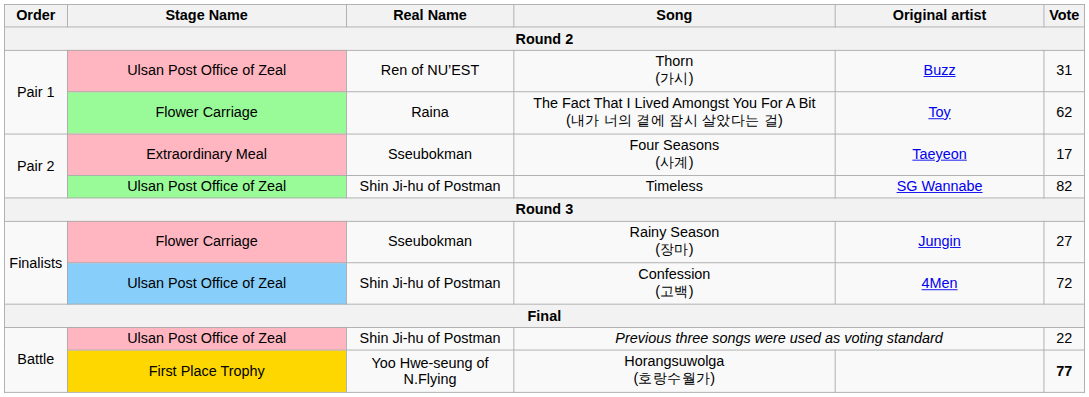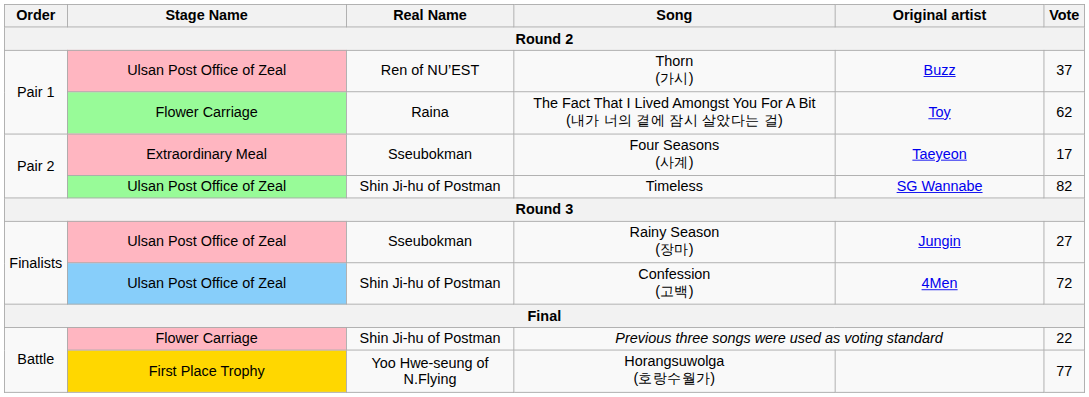(1064, 71) 31 -> (1064, 71) 37
(207, 241) Flower Carriage -> (207, 241) Ulsan Post Office of Zeal
(207, 338) Ulsan Post Office of Zeal -> (207, 338) Flower Carriage
(1064, 371) bold -> (1064, 371) normal
